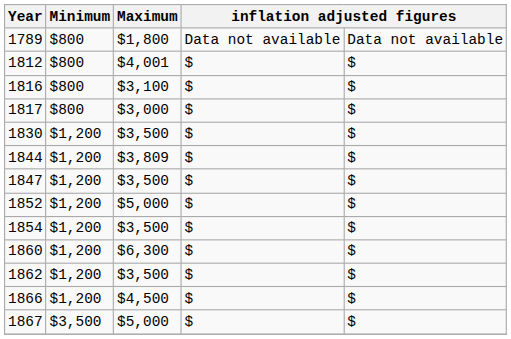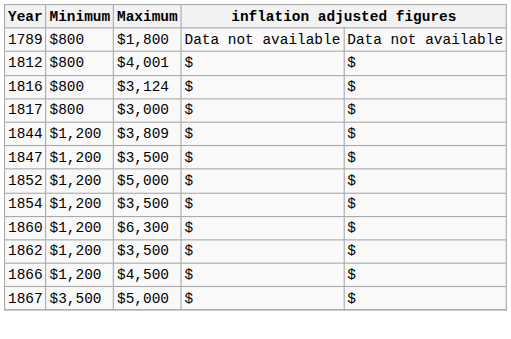(143, 87) $3,100 -> (143, 87) $3,124
- row: (25, 134)
